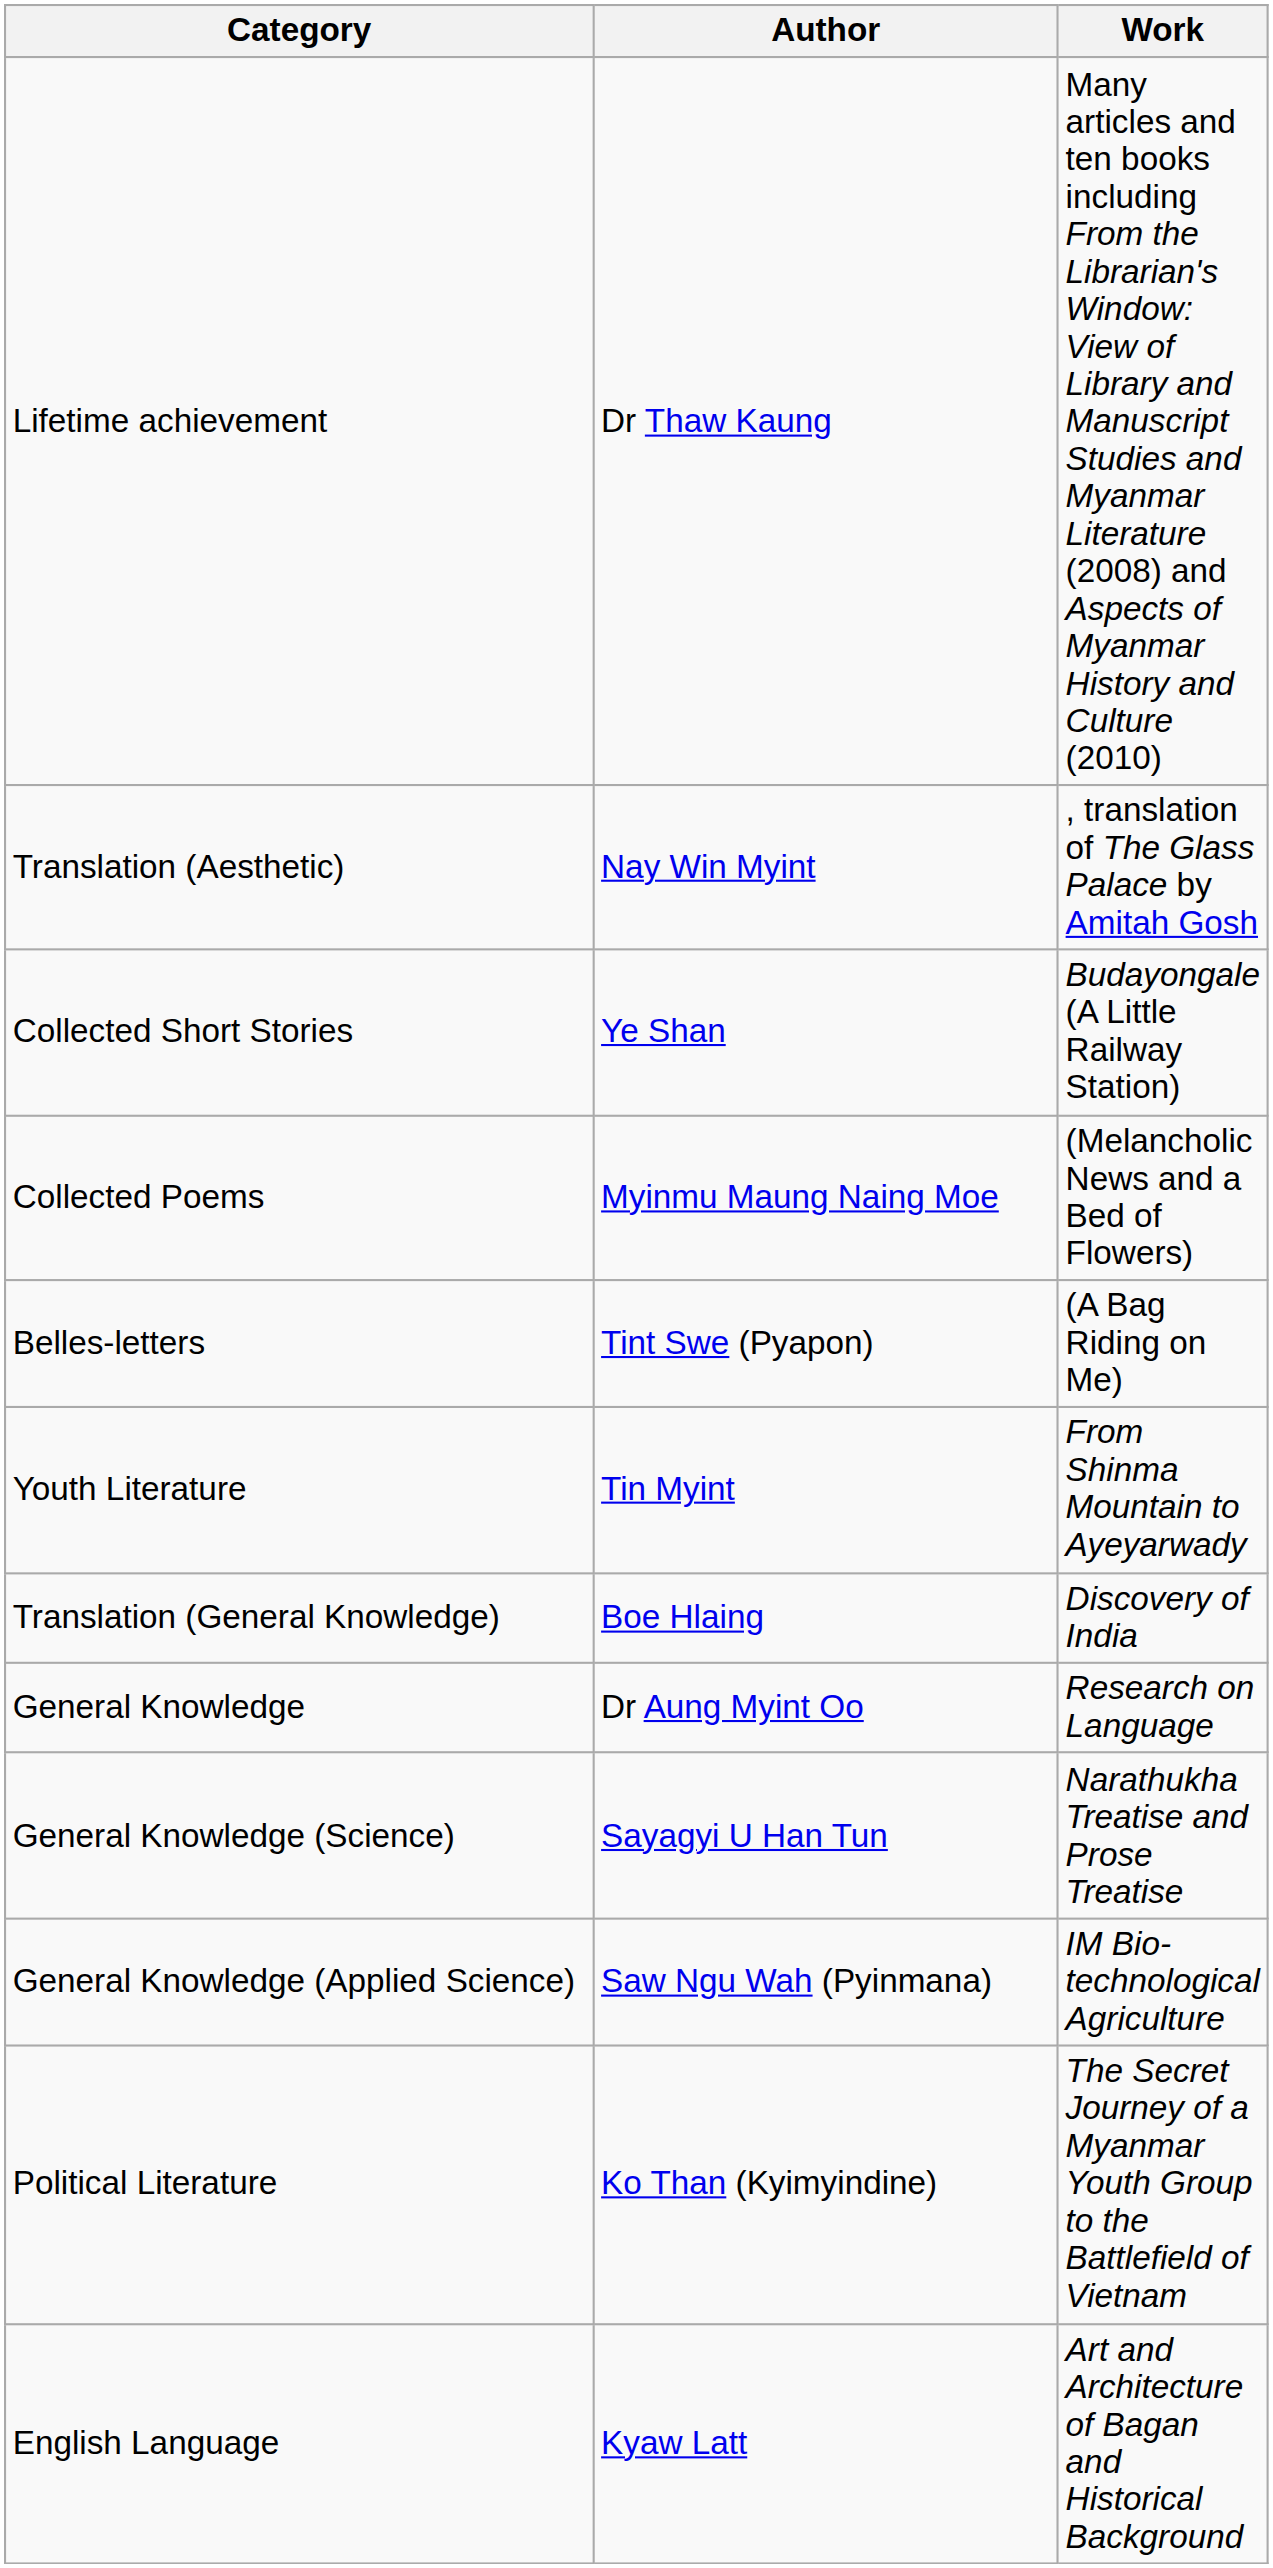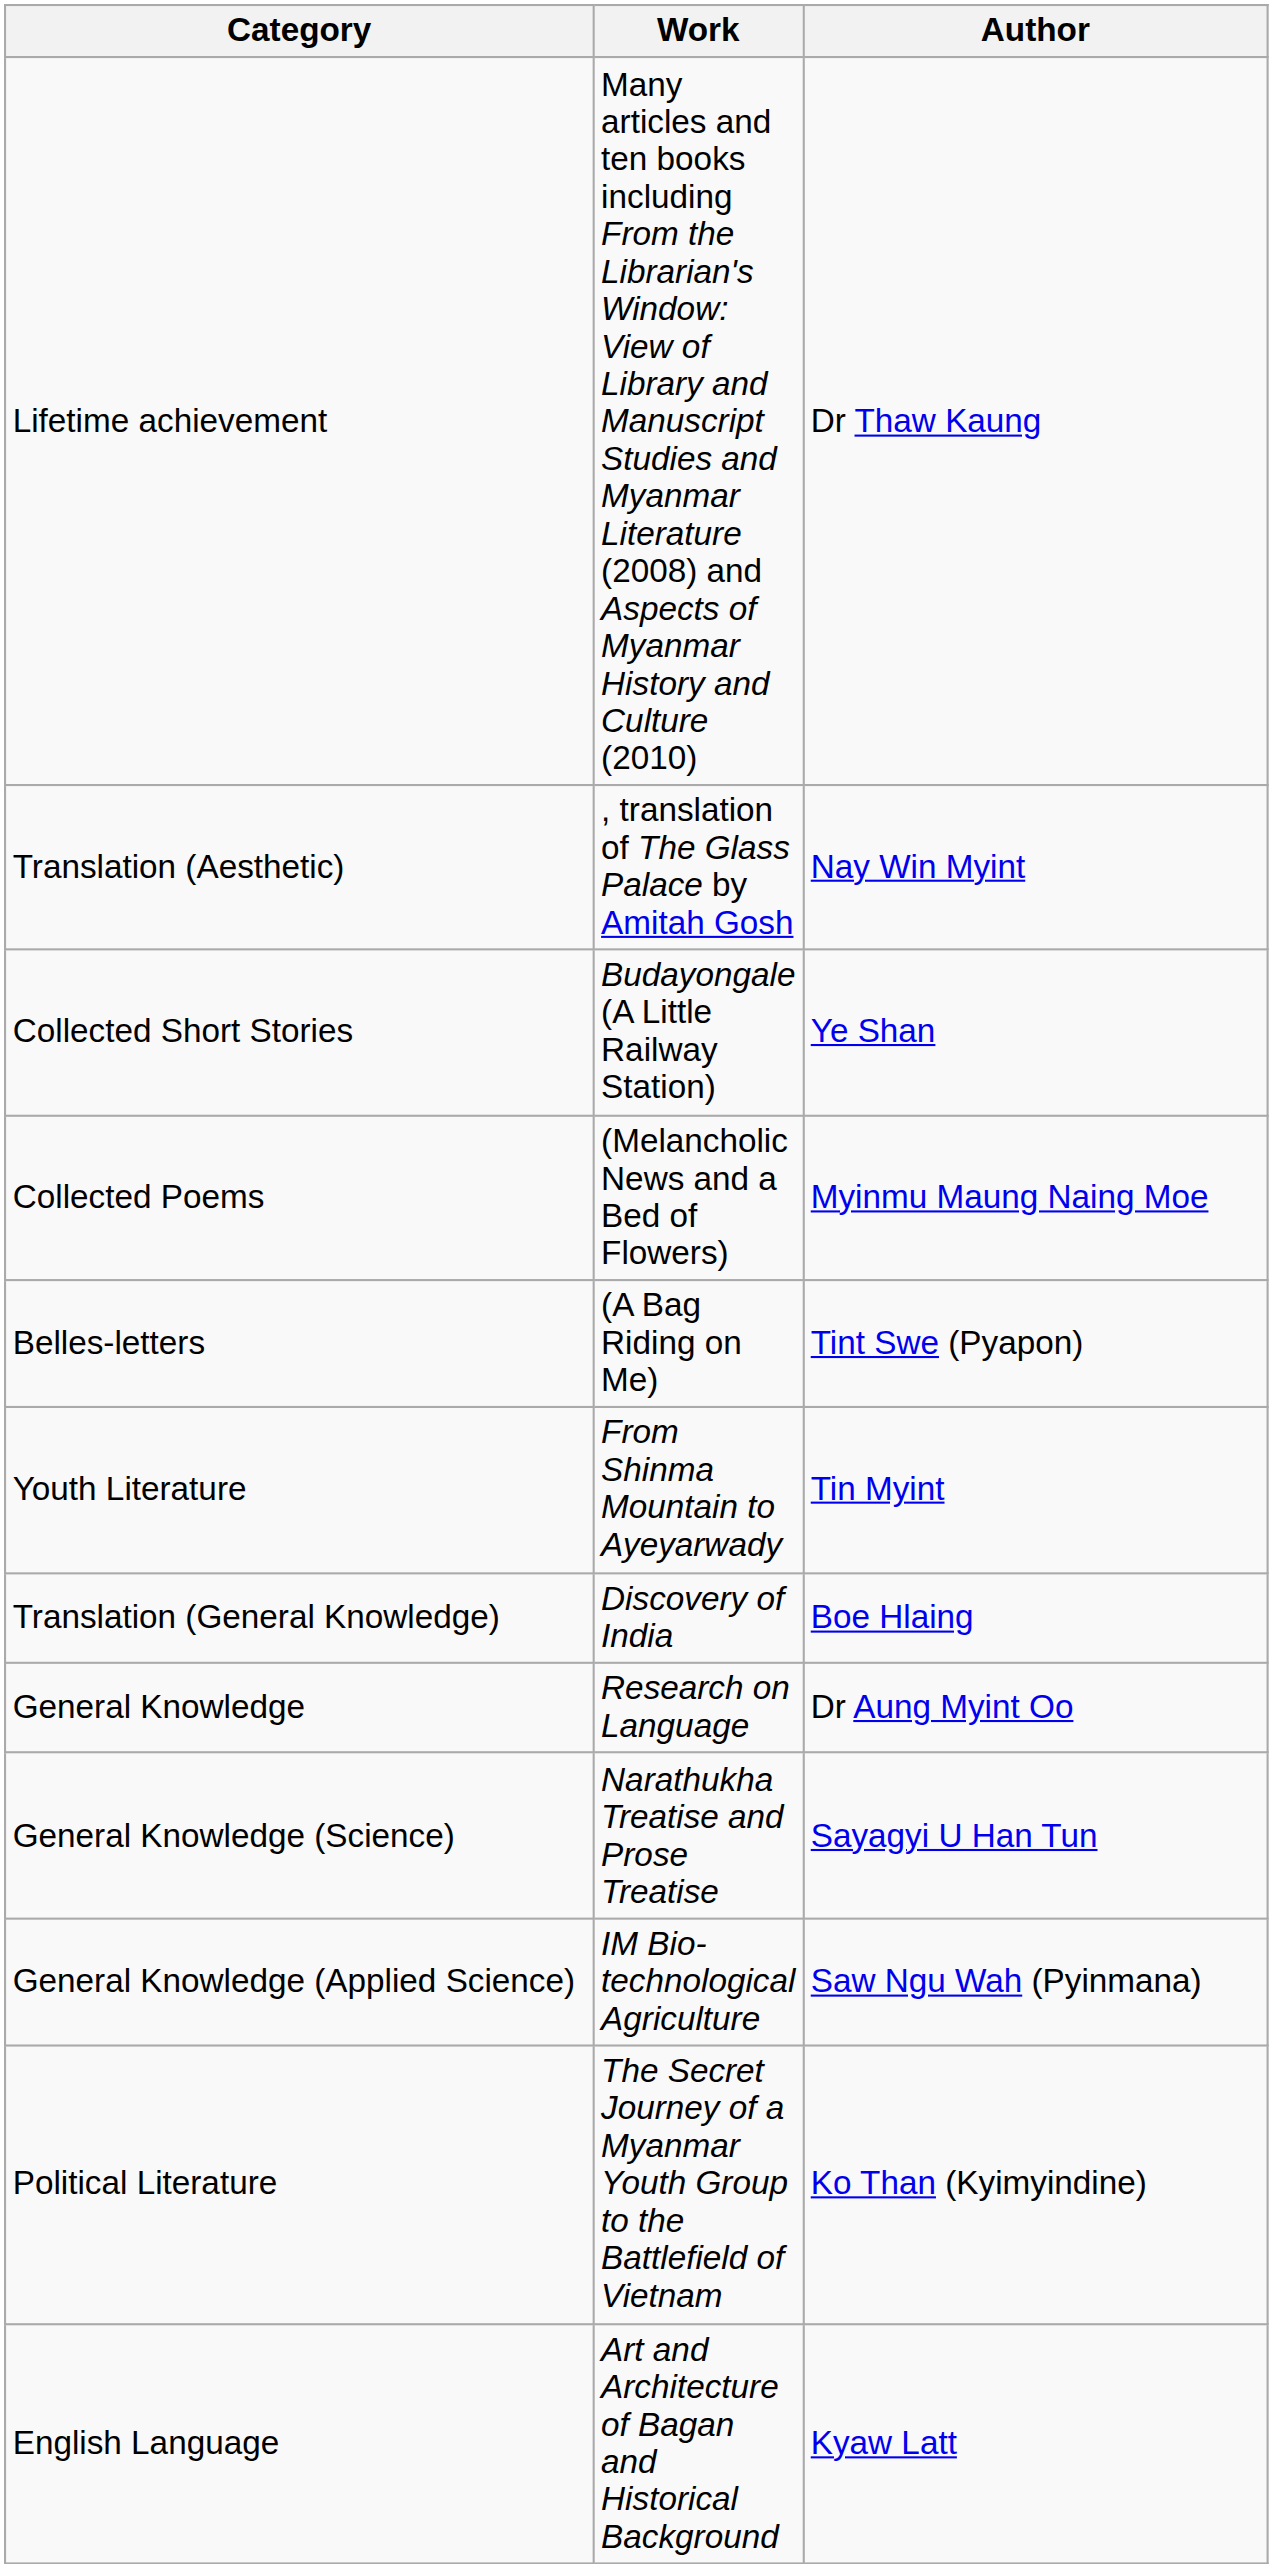columns swapped: (826, 30) <-> (1163, 30)
